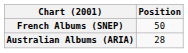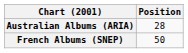rows swapped: (70, 40) <-> (70, 26)
